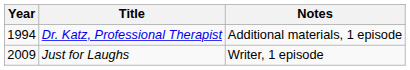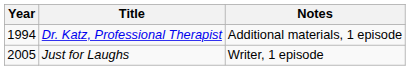(22, 55) 2009 -> (22, 55) 2005
